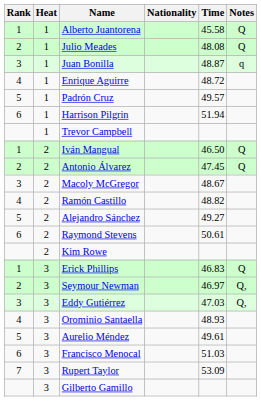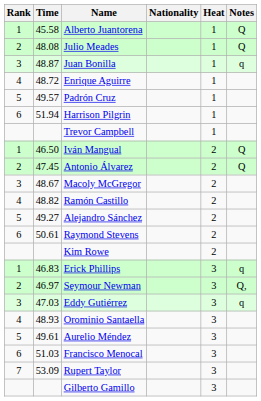columns swapped: (46, 13) <-> (213, 13)
(242, 268) Q -> (242, 268) q
(242, 302) Q, -> (242, 302) q
